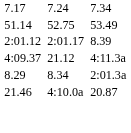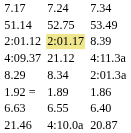(66, 41) no background -> (66, 41) khaki background
+ row: (20, 91)
+ row: (15, 108)
